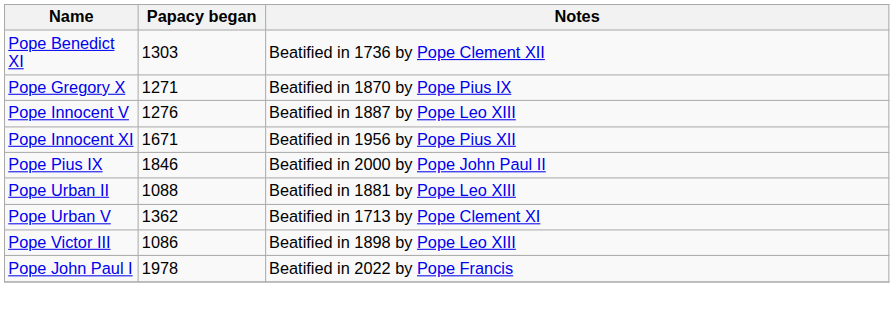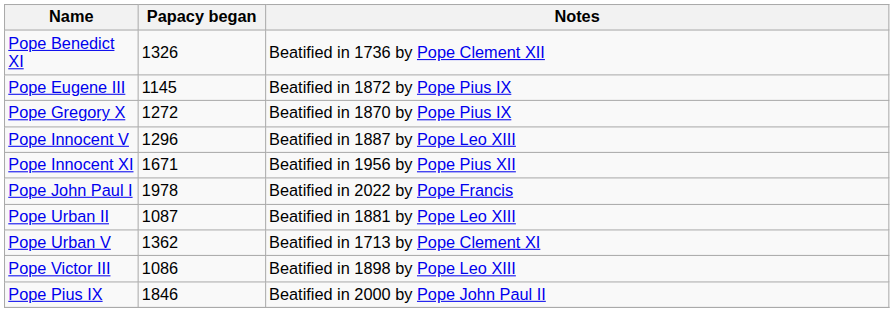(160, 52) 1303 -> (160, 52) 1326
+ row: (67, 87)
(160, 87) 1271 -> (160, 113) 1272
(160, 113) 1276 -> (160, 139) 1296
rows swapped: (55, 165) <-> (70, 268)
(160, 191) 1088 -> (160, 216) 1087
